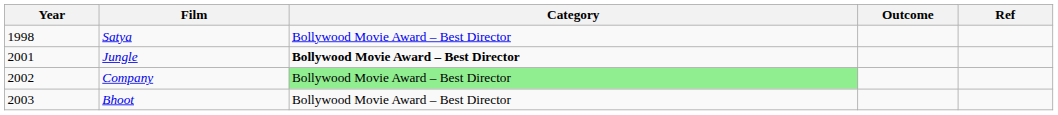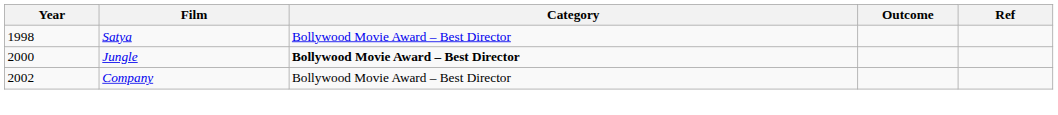(21, 57) 2001 -> (21, 57) 2000
(401, 78) lightgreen background -> (401, 78) no background
- row: (118, 99)
